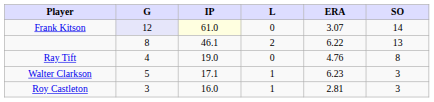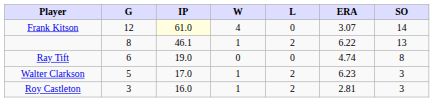+ column: (238, 12)
(147, 27) lavender background -> (129, 27) no background
(147, 58) 4 -> (129, 58) 6
(335, 58) 4.76 -> (347, 58) 4.74
(210, 74) 17.1 -> (183, 74) 17.0
(272, 74) 1 -> (292, 74) 2
(272, 89) 1 -> (292, 89) 2
